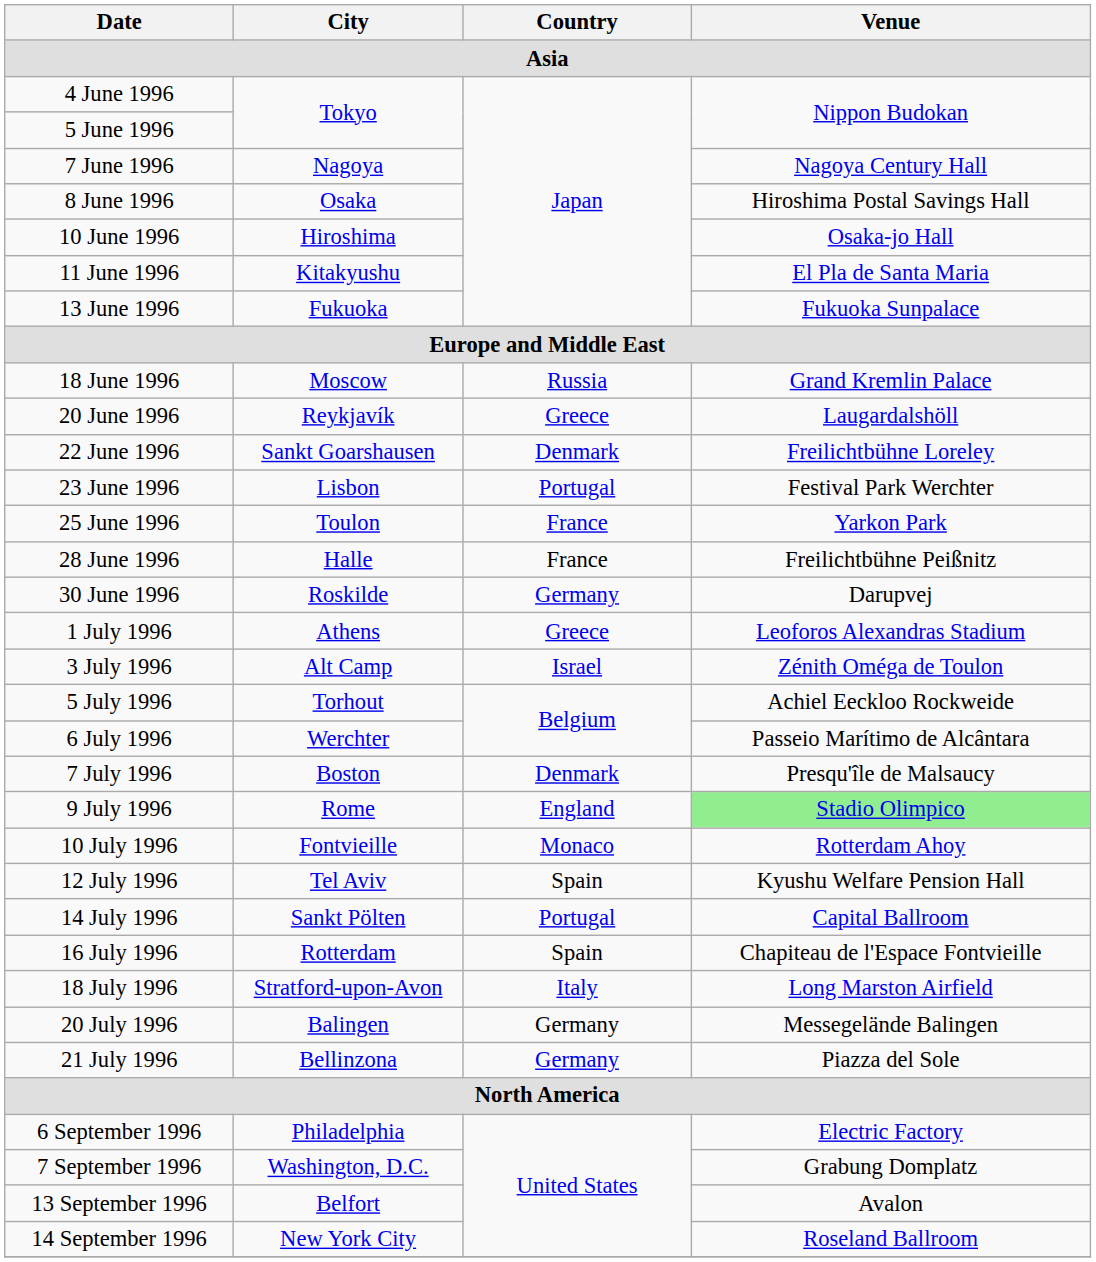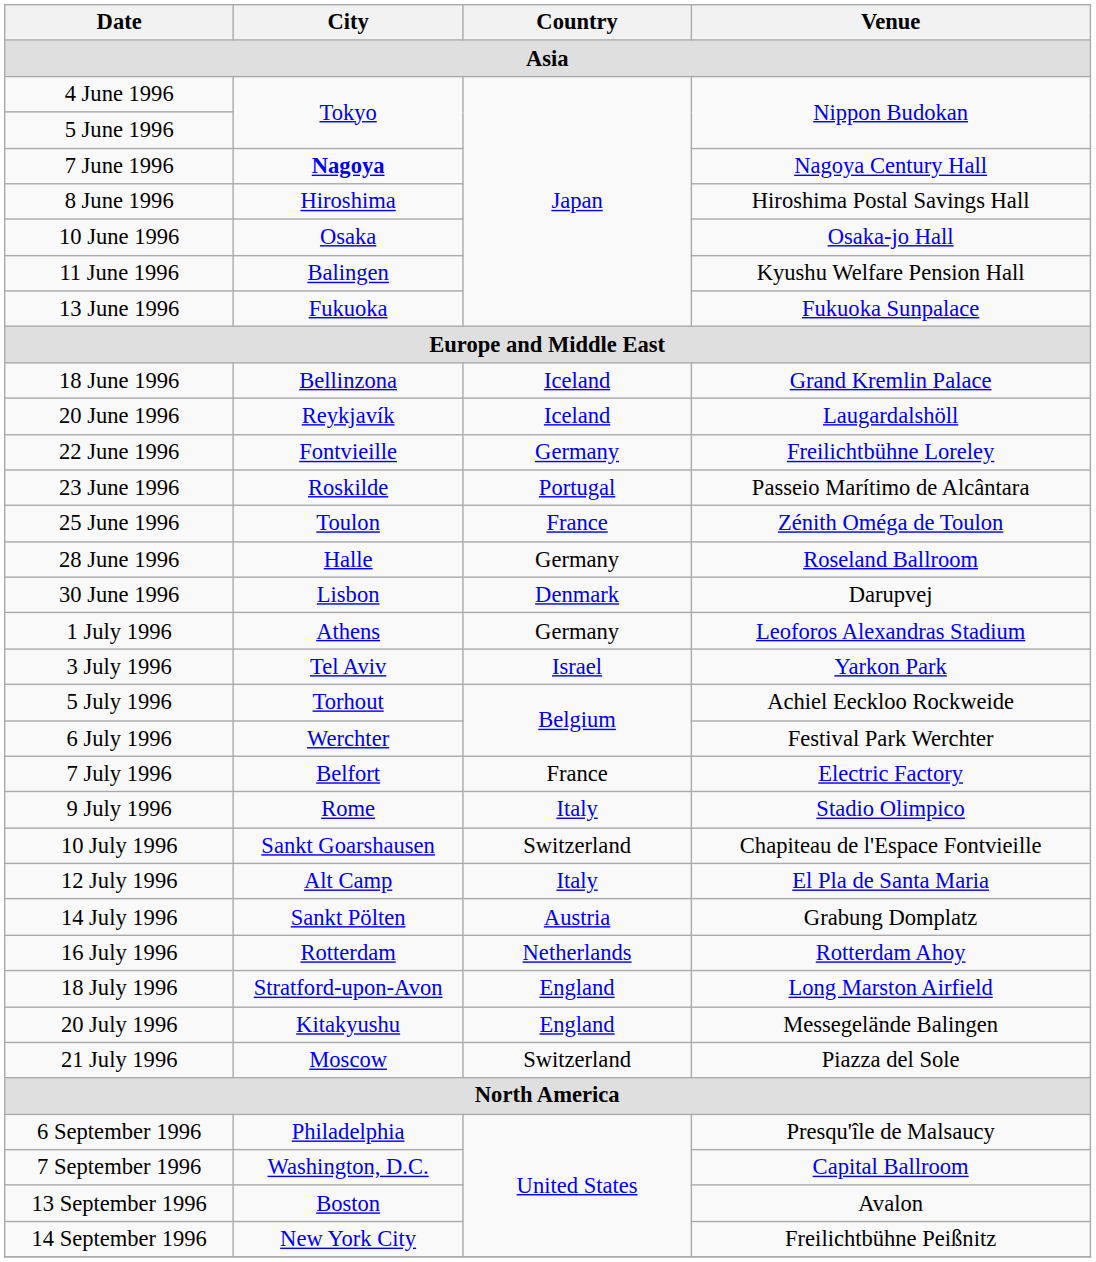(348, 165) normal -> (348, 165) bold
(348, 201) Osaka -> (348, 201) Hiroshima
(348, 237) Hiroshima -> (348, 237) Osaka
(348, 272) Kitakyushu -> (348, 272) Balingen
(891, 272) El Pla de Santa Maria -> (891, 272) Kyushu Welfare Pension Hall
(348, 380) Moscow -> (348, 380) Bellinzona
(577, 380) Russia -> (577, 380) Iceland
(577, 415) Greece -> (577, 415) Iceland
(348, 451) Sankt Goarshausen -> (348, 451) Fontvieille
(577, 451) Denmark -> (577, 451) Germany
(348, 487) Lisbon -> (348, 487) Roskilde
(891, 487) Festival Park Werchter -> (891, 487) Passeio Marítimo de Alcântara
(891, 523) Yarkon Park -> (891, 523) Zénith Oméga de Toulon
(577, 559) France -> (577, 559) Germany
(891, 559) Freilichtbühne Peißnitz -> (891, 559) Roseland Ballroom
(348, 594) Roskilde -> (348, 594) Lisbon
(577, 594) Germany -> (577, 594) Denmark
(577, 630) Greece -> (577, 630) Germany
(348, 666) Alt Camp -> (348, 666) Tel Aviv
(891, 666) Zénith Oméga de Toulon -> (891, 666) Yarkon Park
(891, 737) Passeio Marítimo de Alcântara -> (891, 737) Festival Park Werchter
(348, 773) Boston -> (348, 773) Belfort
(577, 773) Denmark -> (577, 773) France
(891, 773) Presqu'île de Malsaucy -> (891, 773) Electric Factory
(577, 809) England -> (577, 809) Italy
(891, 809) lightgreen background -> (891, 809) no background
(348, 845) Fontvieille -> (348, 845) Sankt Goarshausen
(577, 845) Monaco -> (577, 845) Switzerland
(891, 845) Rotterdam Ahoy -> (891, 845) Chapiteau de l'Espace Fontvieille
(348, 881) Tel Aviv -> (348, 881) Alt Camp
(577, 881) Spain -> (577, 881) Italy
(891, 881) Kyushu Welfare Pension Hall -> (891, 881) El Pla de Santa Maria
(577, 916) Portugal -> (577, 916) Austria
(891, 916) Capital Ballroom -> (891, 916) Grabung Domplatz
(577, 952) Spain -> (577, 952) Netherlands
(891, 952) Chapiteau de l'Espace Fontvieille -> (891, 952) Rotterdam Ahoy
(577, 988) Italy -> (577, 988) England
(348, 1024) Balingen -> (348, 1024) Kitakyushu
(577, 1024) Germany -> (577, 1024) England
(348, 1059) Bellinzona -> (348, 1059) Moscow
(577, 1059) Germany -> (577, 1059) Switzerland
(891, 1131) Electric Factory -> (891, 1131) Presqu'île de Malsaucy
(891, 1167) Grabung Domplatz -> (891, 1167) Capital Ballroom
(348, 1203) Belfort -> (348, 1203) Boston
(891, 1238) Roseland Ballroom -> (891, 1238) Freilichtbühne Peißnitz
